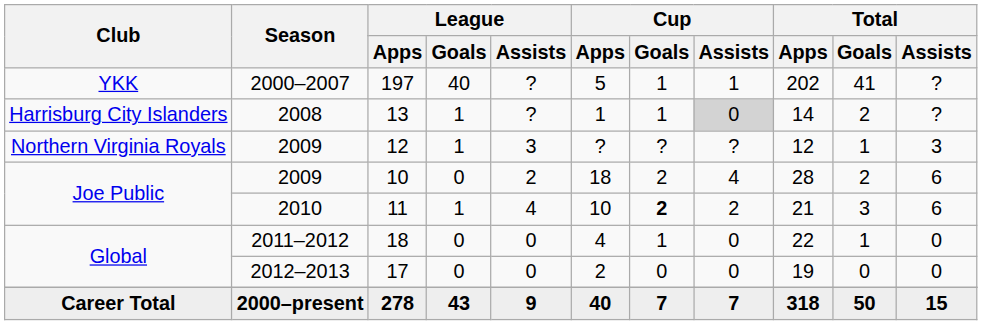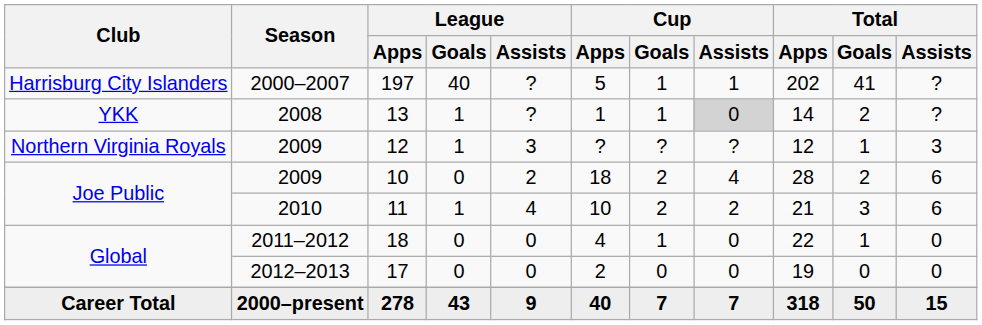(118, 83) YKK -> (118, 83) Harrisburg City Islanders
(118, 114) Harrisburg City Islanders -> (118, 114) YKK
(662, 209) bold -> (662, 209) normal
